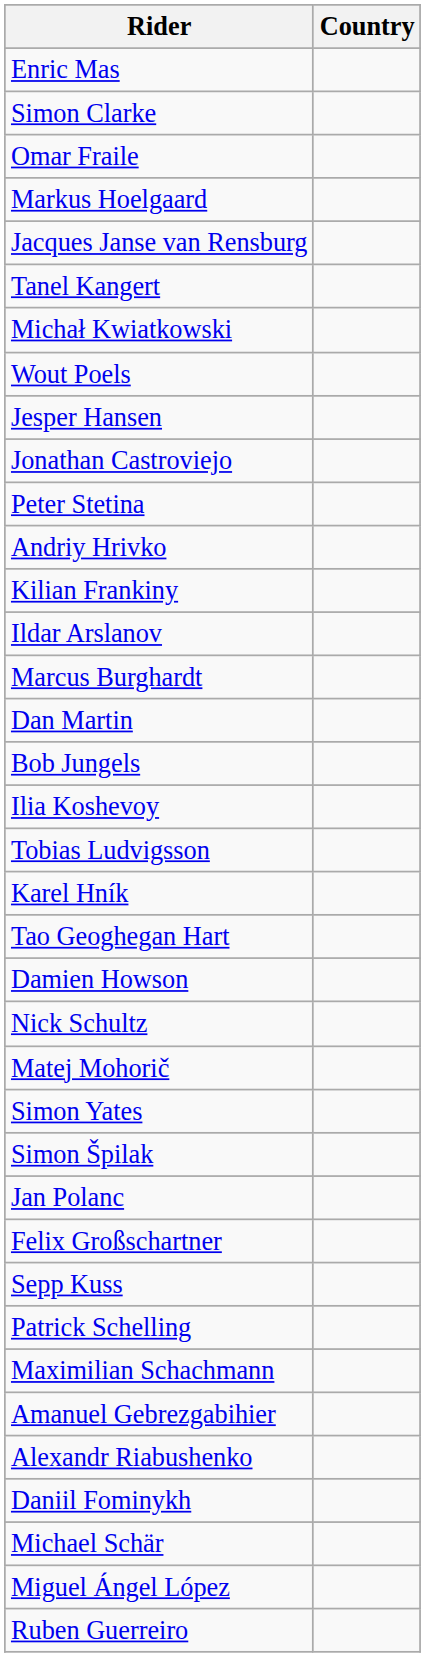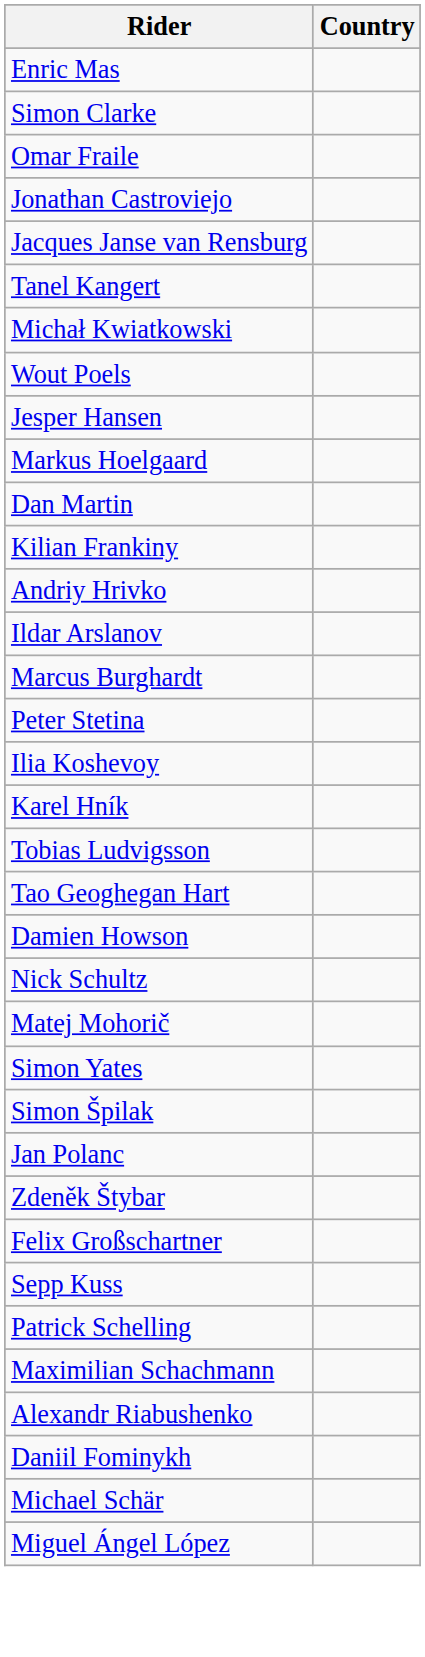rows swapped: (122, 459) <-> (109, 199)
rows swapped: (78, 503) <-> (72, 720)
rows swapped: (95, 590) <-> (89, 546)
- row: (76, 763)
rows swapped: (110, 850) <-> (70, 893)
+ row: (88, 1197)
- row: (143, 1413)
- row: (100, 1630)
